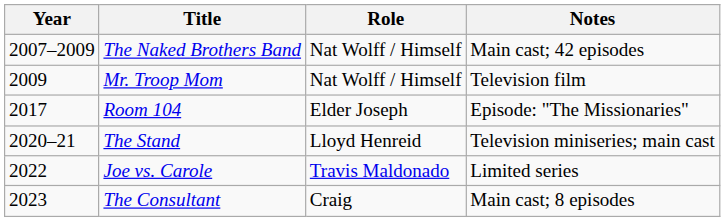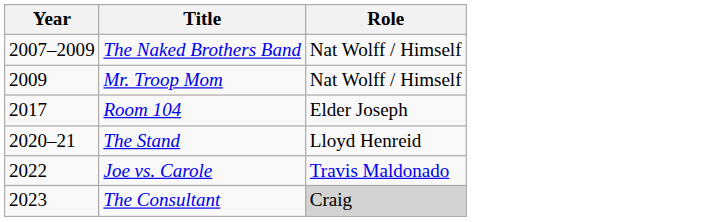- column: (593, 19)
(331, 200) no background -> (331, 200) lightgrey background
